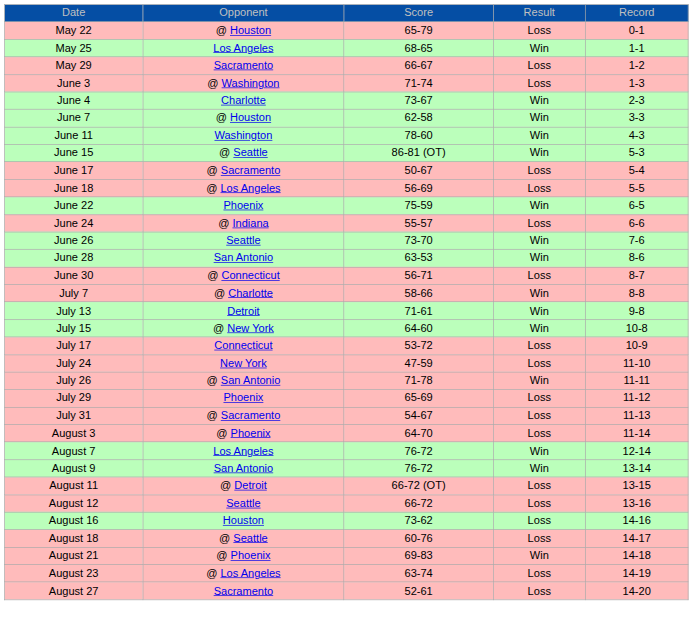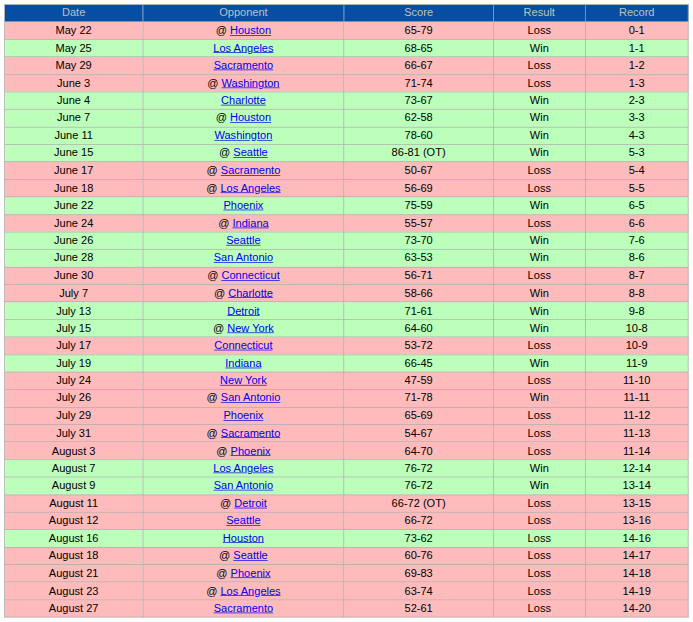+ row: (74, 363)
(539, 556) Win -> (539, 573) Loss
